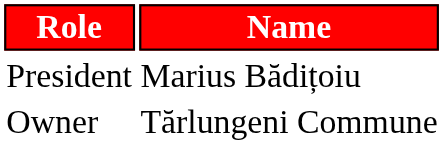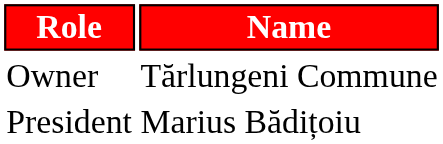rows swapped: (52, 121) <-> (69, 75)
